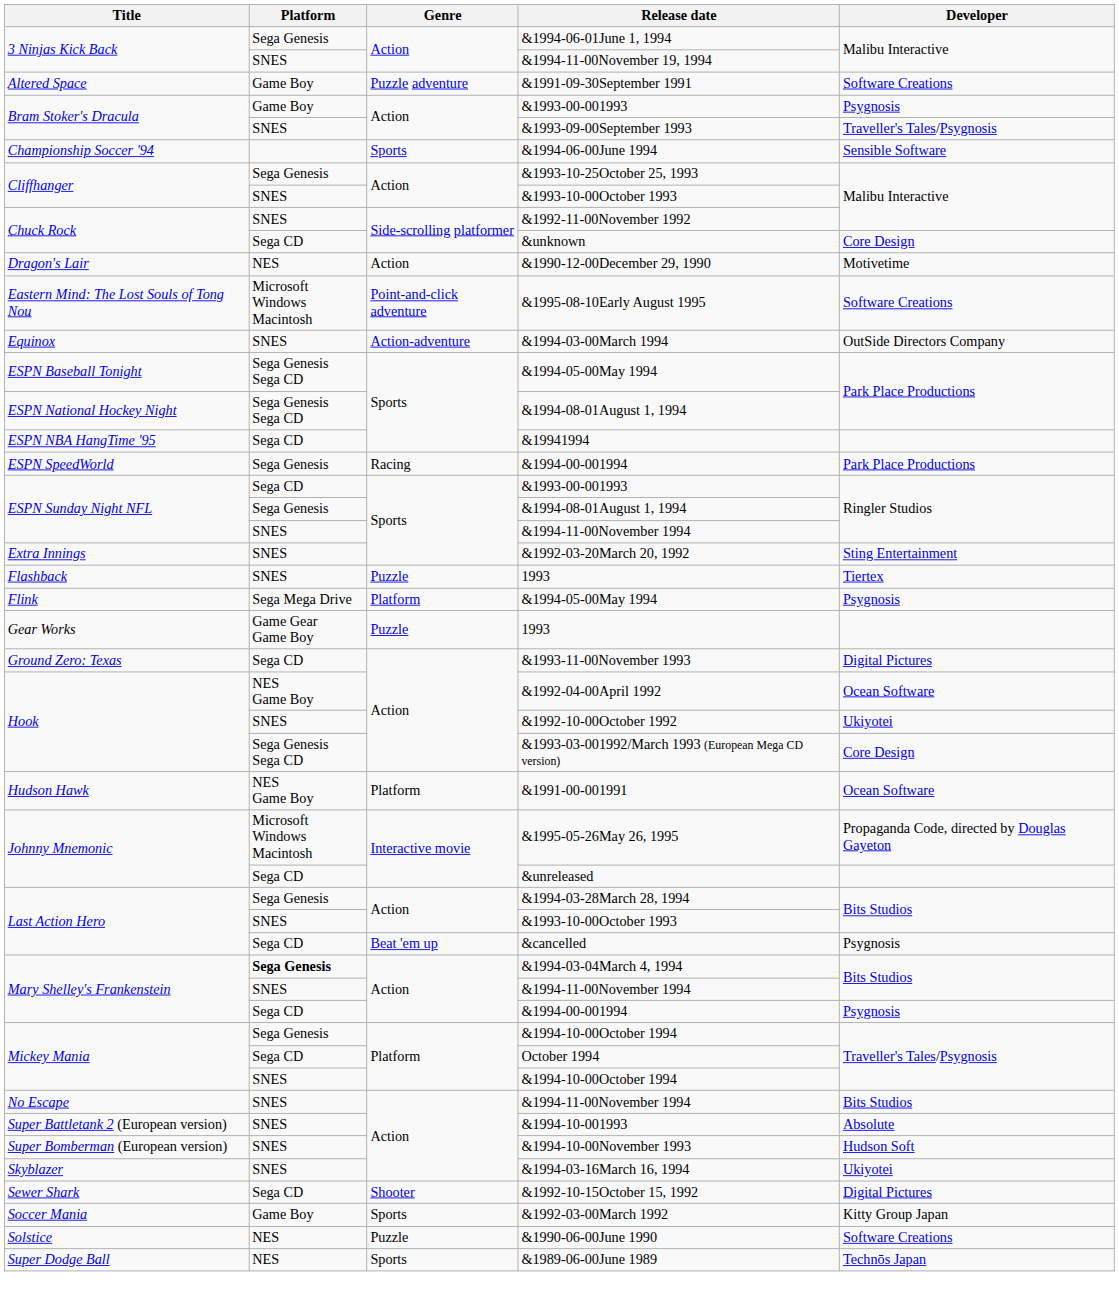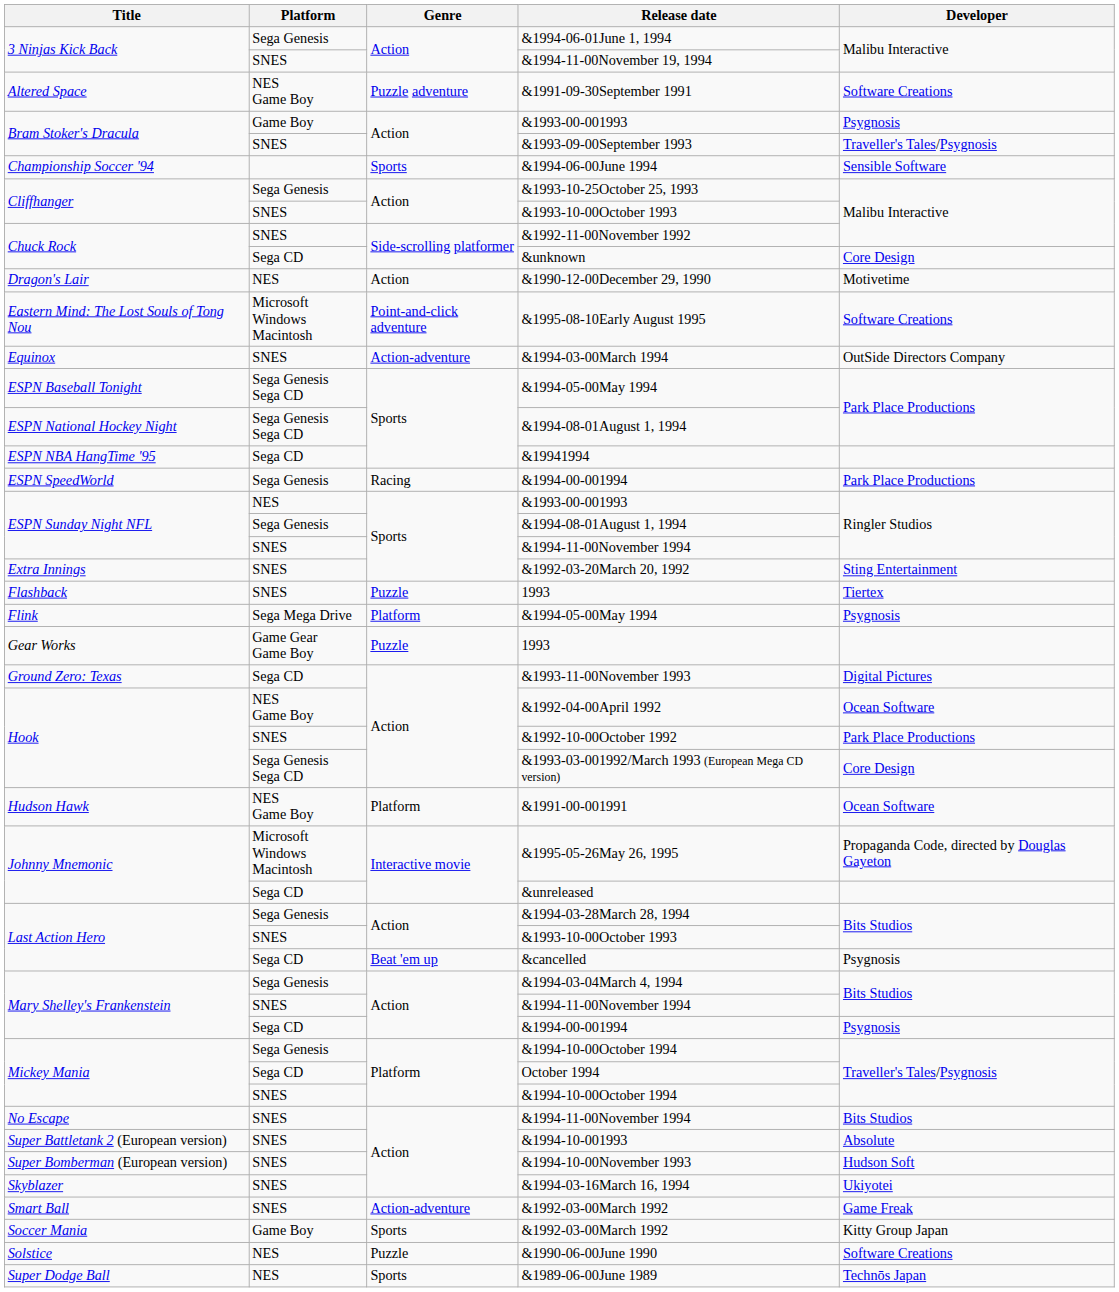(283, 83) Game Boy -> (283, 91) NES Game Boy
(278, 486) Sega CD -> (266, 502) NES
(868, 721) Ukiyotei -> (909, 737) Park Place Productions
(292, 966) bold -> (290, 982) normal
- row: (44, 1192)
+ row: (38, 1208)
